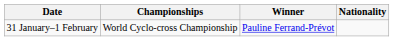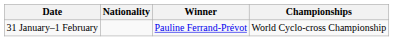columns swapped: (170, 12) <-> (363, 12)
